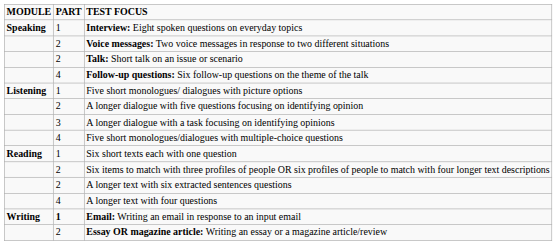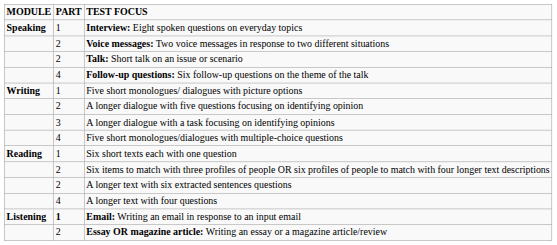(26, 91) Listening -> (23, 91) Writing
(23, 216) Writing -> (26, 216) Listening
